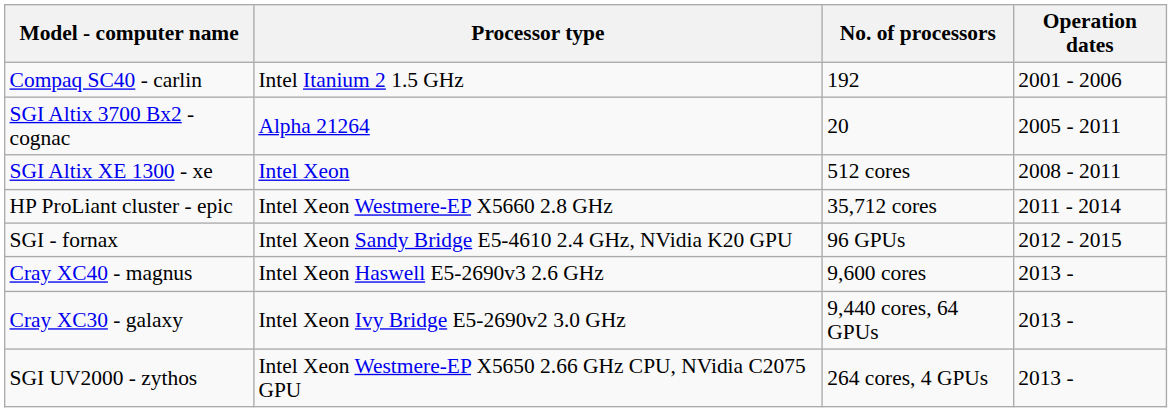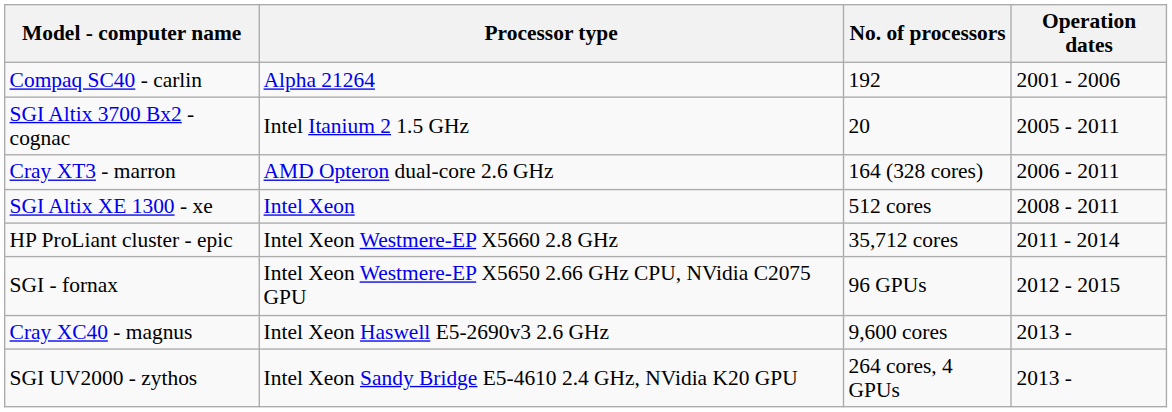(361, 79) Intel Itanium 2 1.5 GHz -> (319, 79) Alpha 21264
(314, 125) Alpha 21264 -> (366, 125) Intel Itanium 2 1.5 GHz
+ row: (93, 171)
(525, 239) Intel Xeon Sandy Bridge E5-4610 2.4 GHz, NVidia K20 GPU -> (537, 285) Intel Xeon Westmere-EP X5650 2.66 GHz CPU, NVidia C2075 GPU
- row: (96, 319)
(532, 377) Intel Xeon Westmere-EP X5650 2.66 GHz CPU, NVidia C2075 GPU -> (531, 377) Intel Xeon Sandy Bridge E5-4610 2.4 GHz, NVidia K20 GPU
